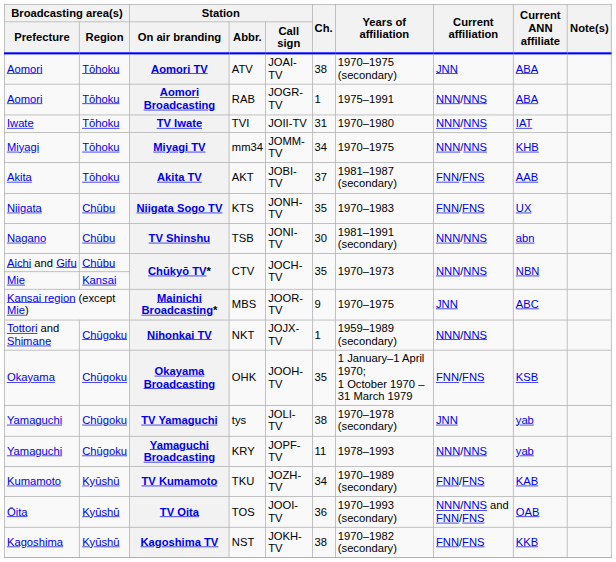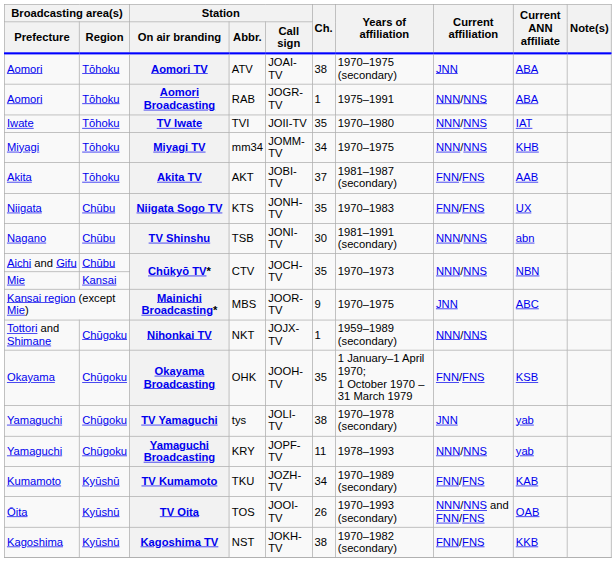(321, 123) 31 -> (321, 123) 35
(321, 512) 36 -> (321, 512) 26
